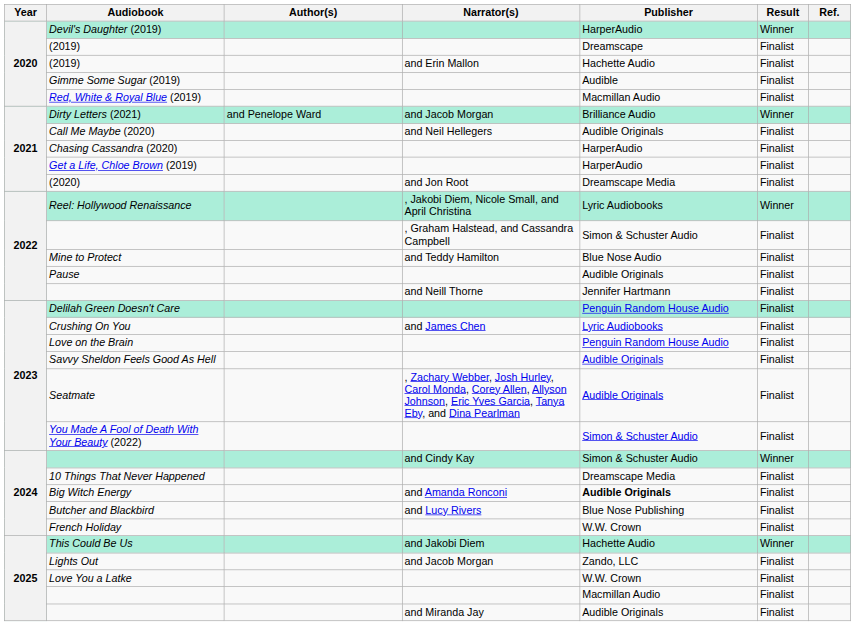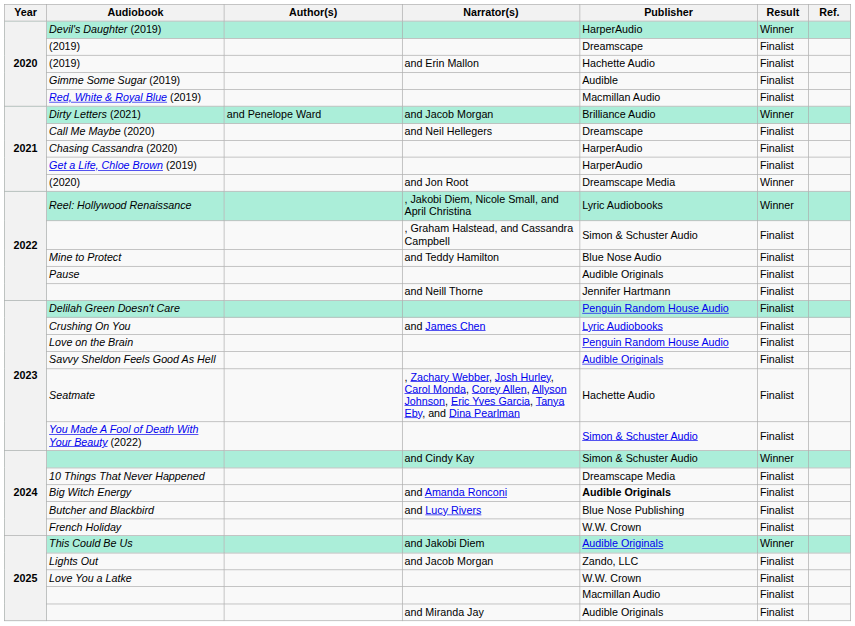(623, 132) Audible Originals -> (613, 132) Dreamscape
(777, 183) Finalist -> (777, 183) Winner
(623, 395) Audible Originals -> (619, 395) Hachette Audio
(619, 544) Hachette Audio -> (623, 544) Audible Originals
